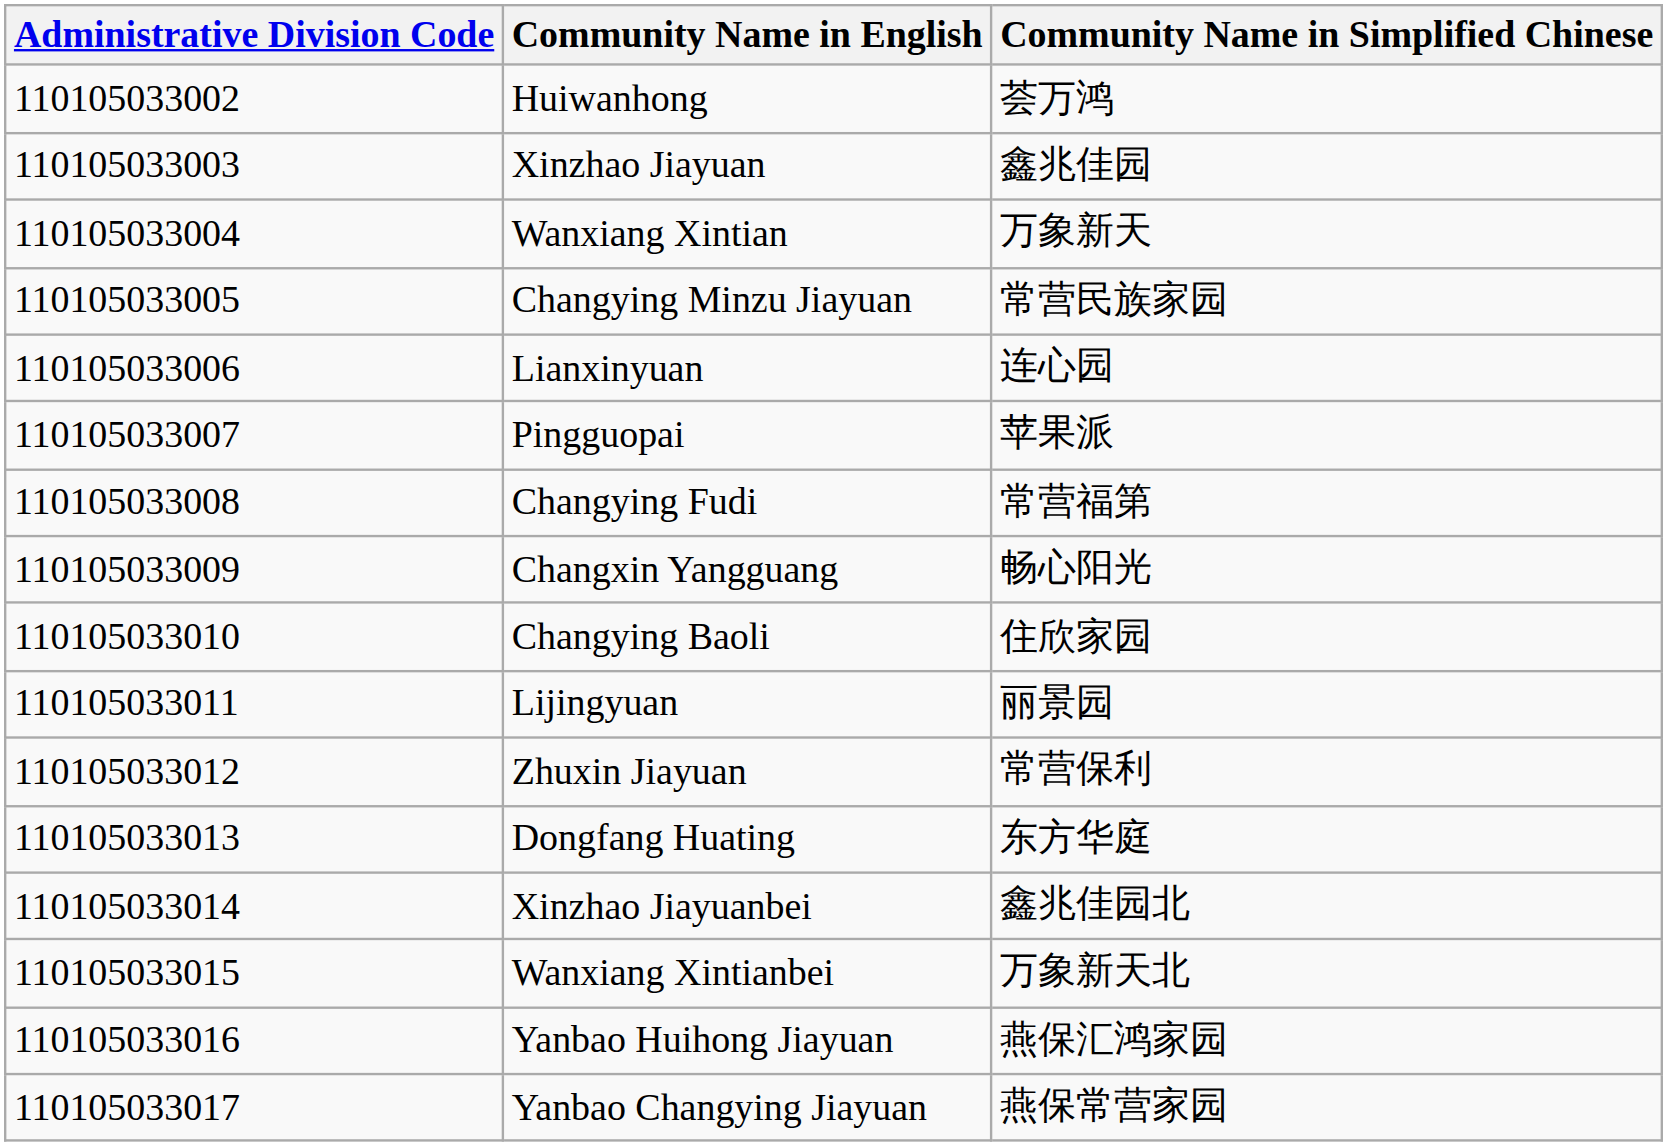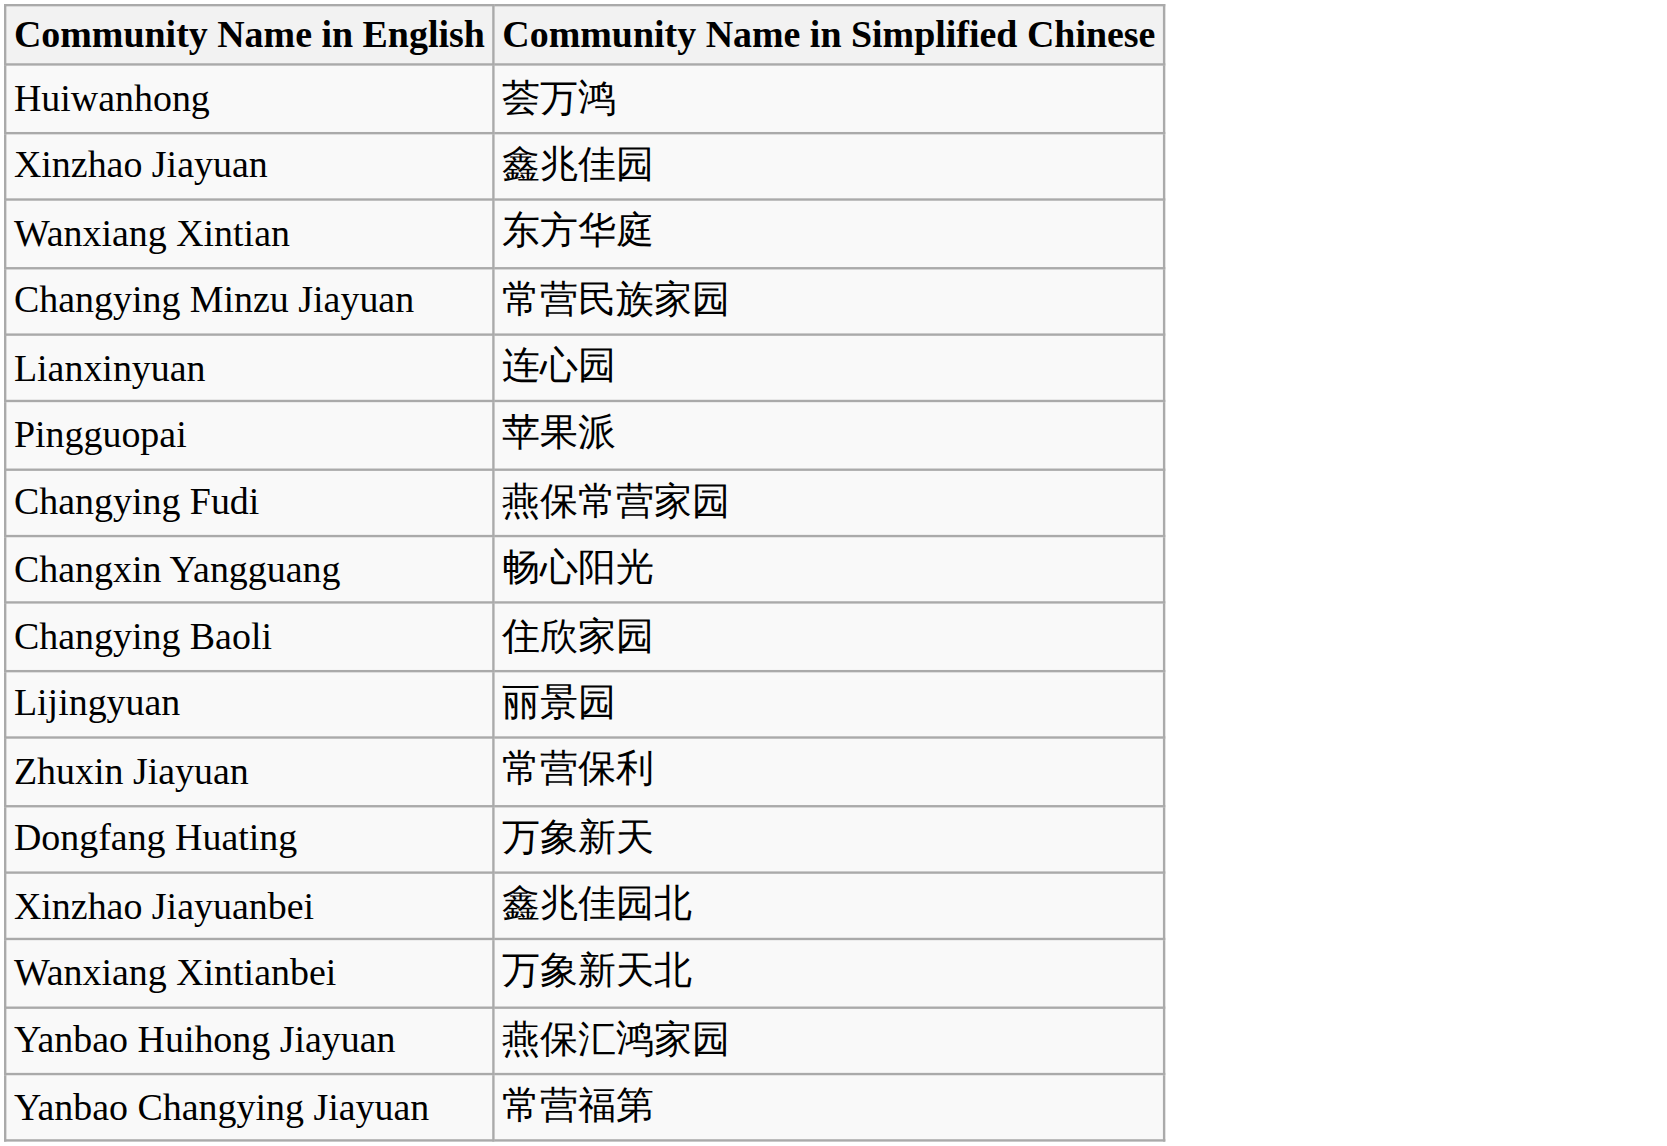- column: (254, 34)
(1076, 231) 万象新天 -> (578, 231) 东方华庭
(1076, 500) 常营福第 -> (616, 500) 燕保常营家园
(1076, 836) 东方华庭 -> (578, 836) 万象新天
(1114, 1105) 燕保常营家园 -> (578, 1105) 常营福第
